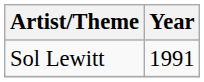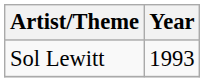(172, 58) 1991 -> (172, 58) 1993
